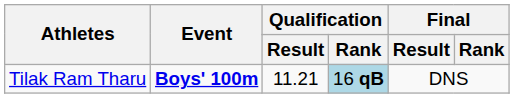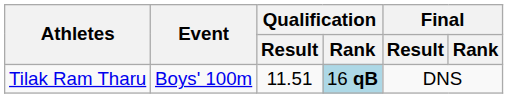(207, 79) bold -> (204, 79) normal
(296, 79) 11.21 -> (290, 79) 11.51
